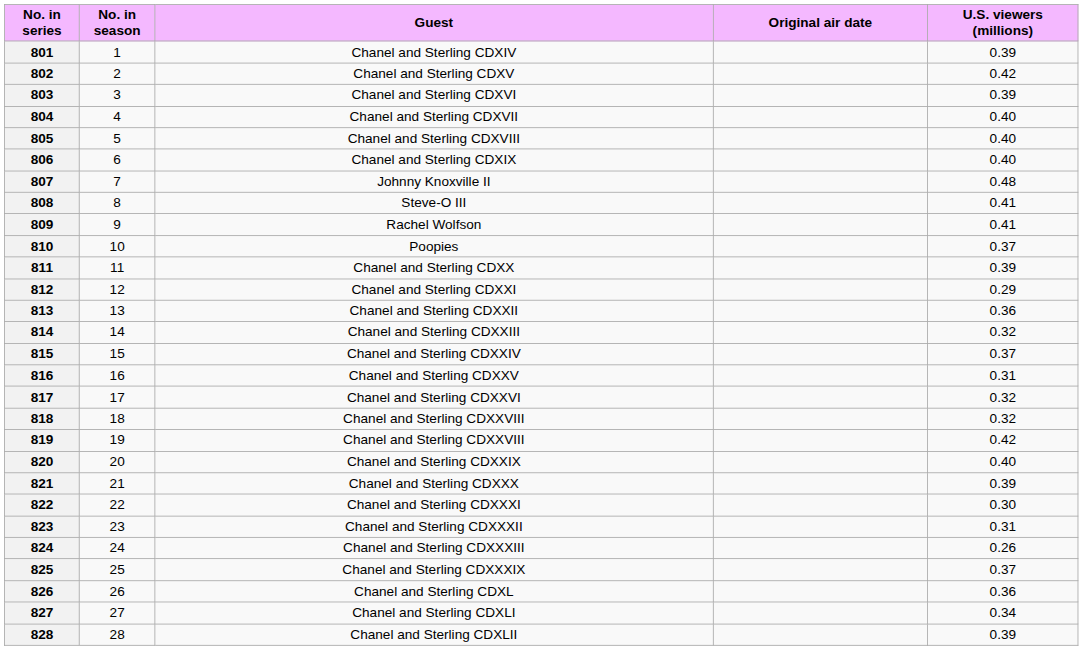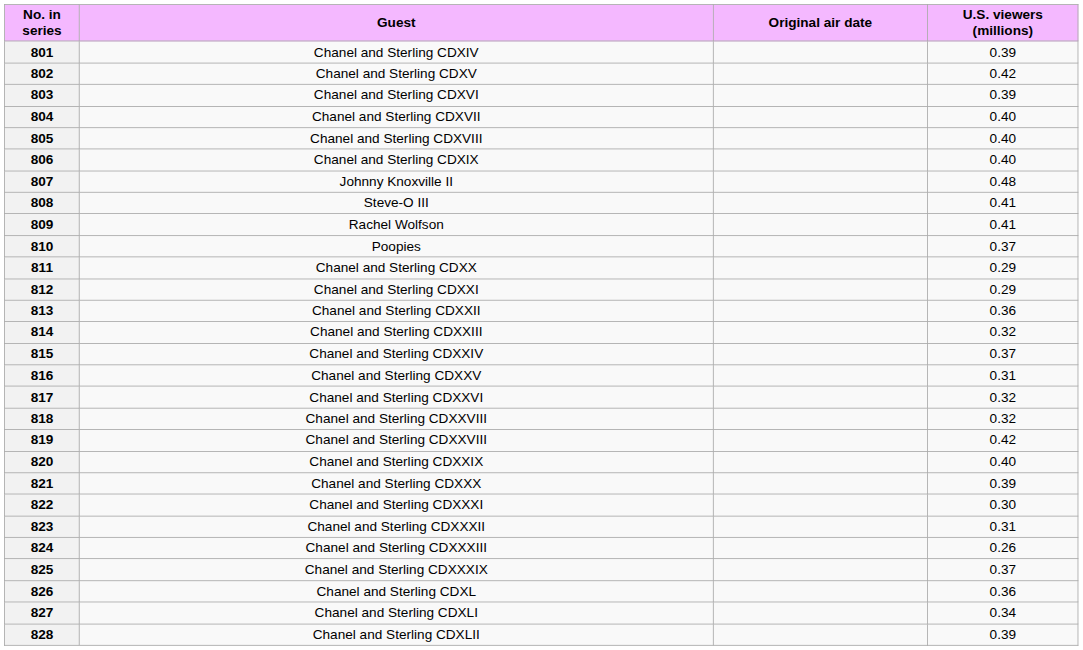- column: (117, 22)
(1003, 267) 0.39 -> (1003, 267) 0.29
